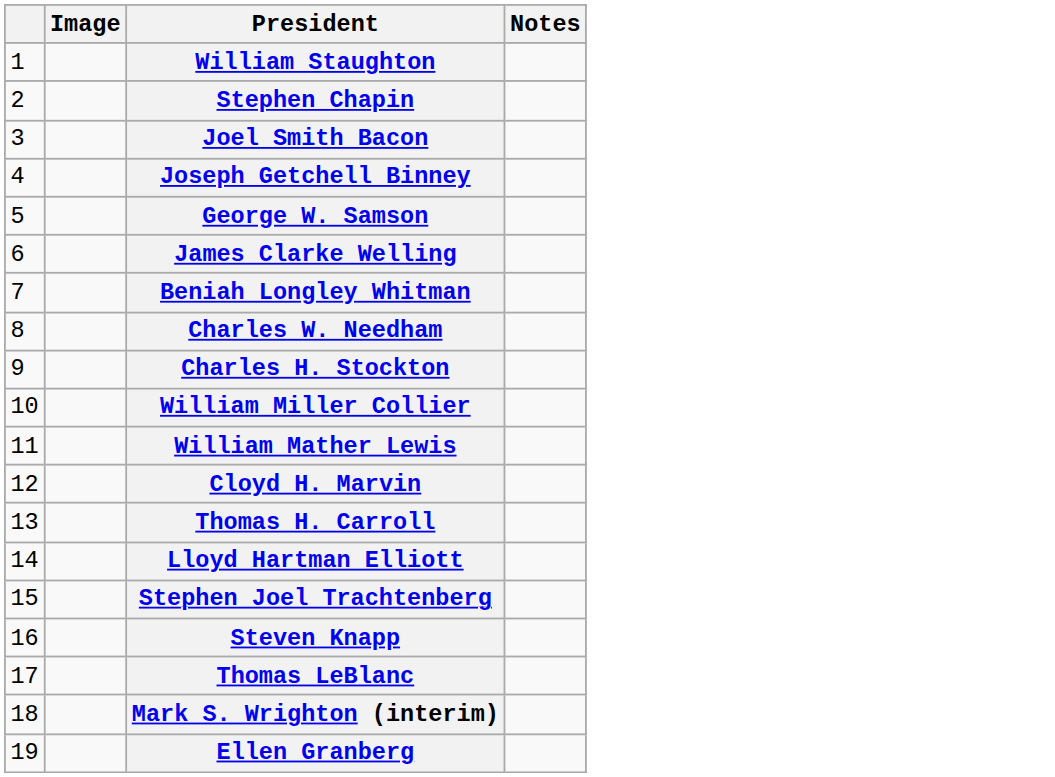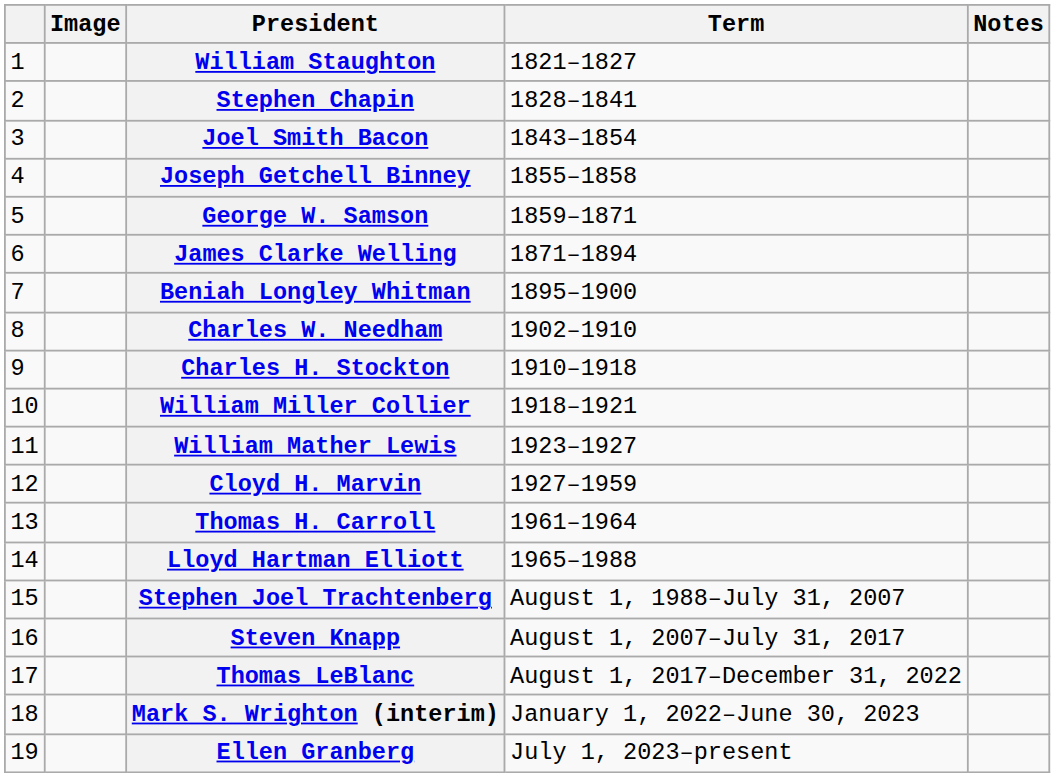+ column: (736, 24)
